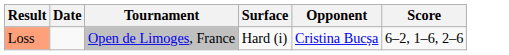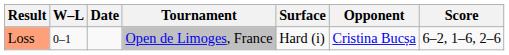+ column: (68, 15)
